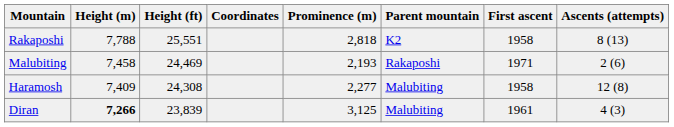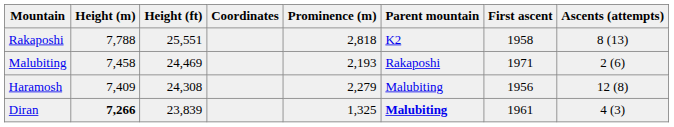(362, 86) 2,277 -> (362, 86) 2,279
(520, 86) 1958 -> (520, 86) 1956
(362, 110) 3,125 -> (362, 110) 1,325
(414, 110) normal -> (416, 110) bold
